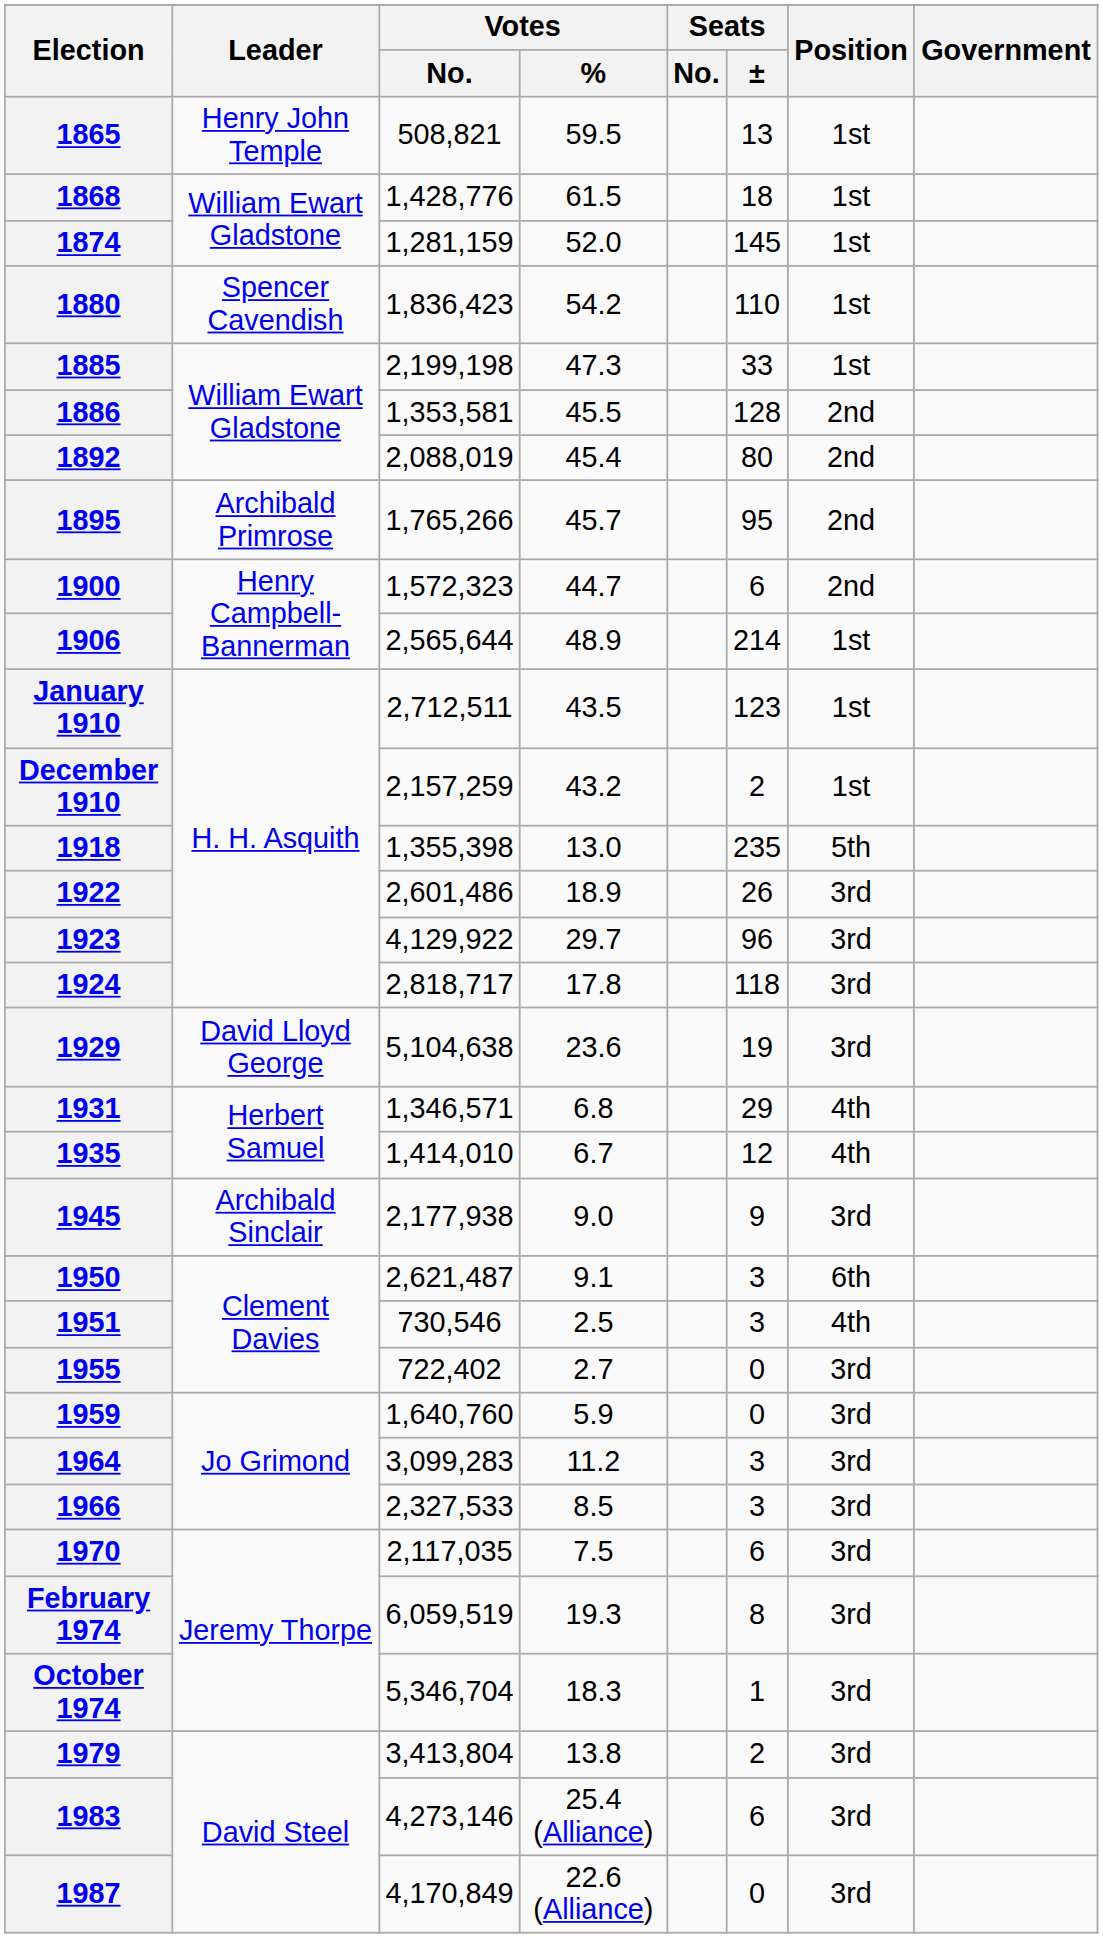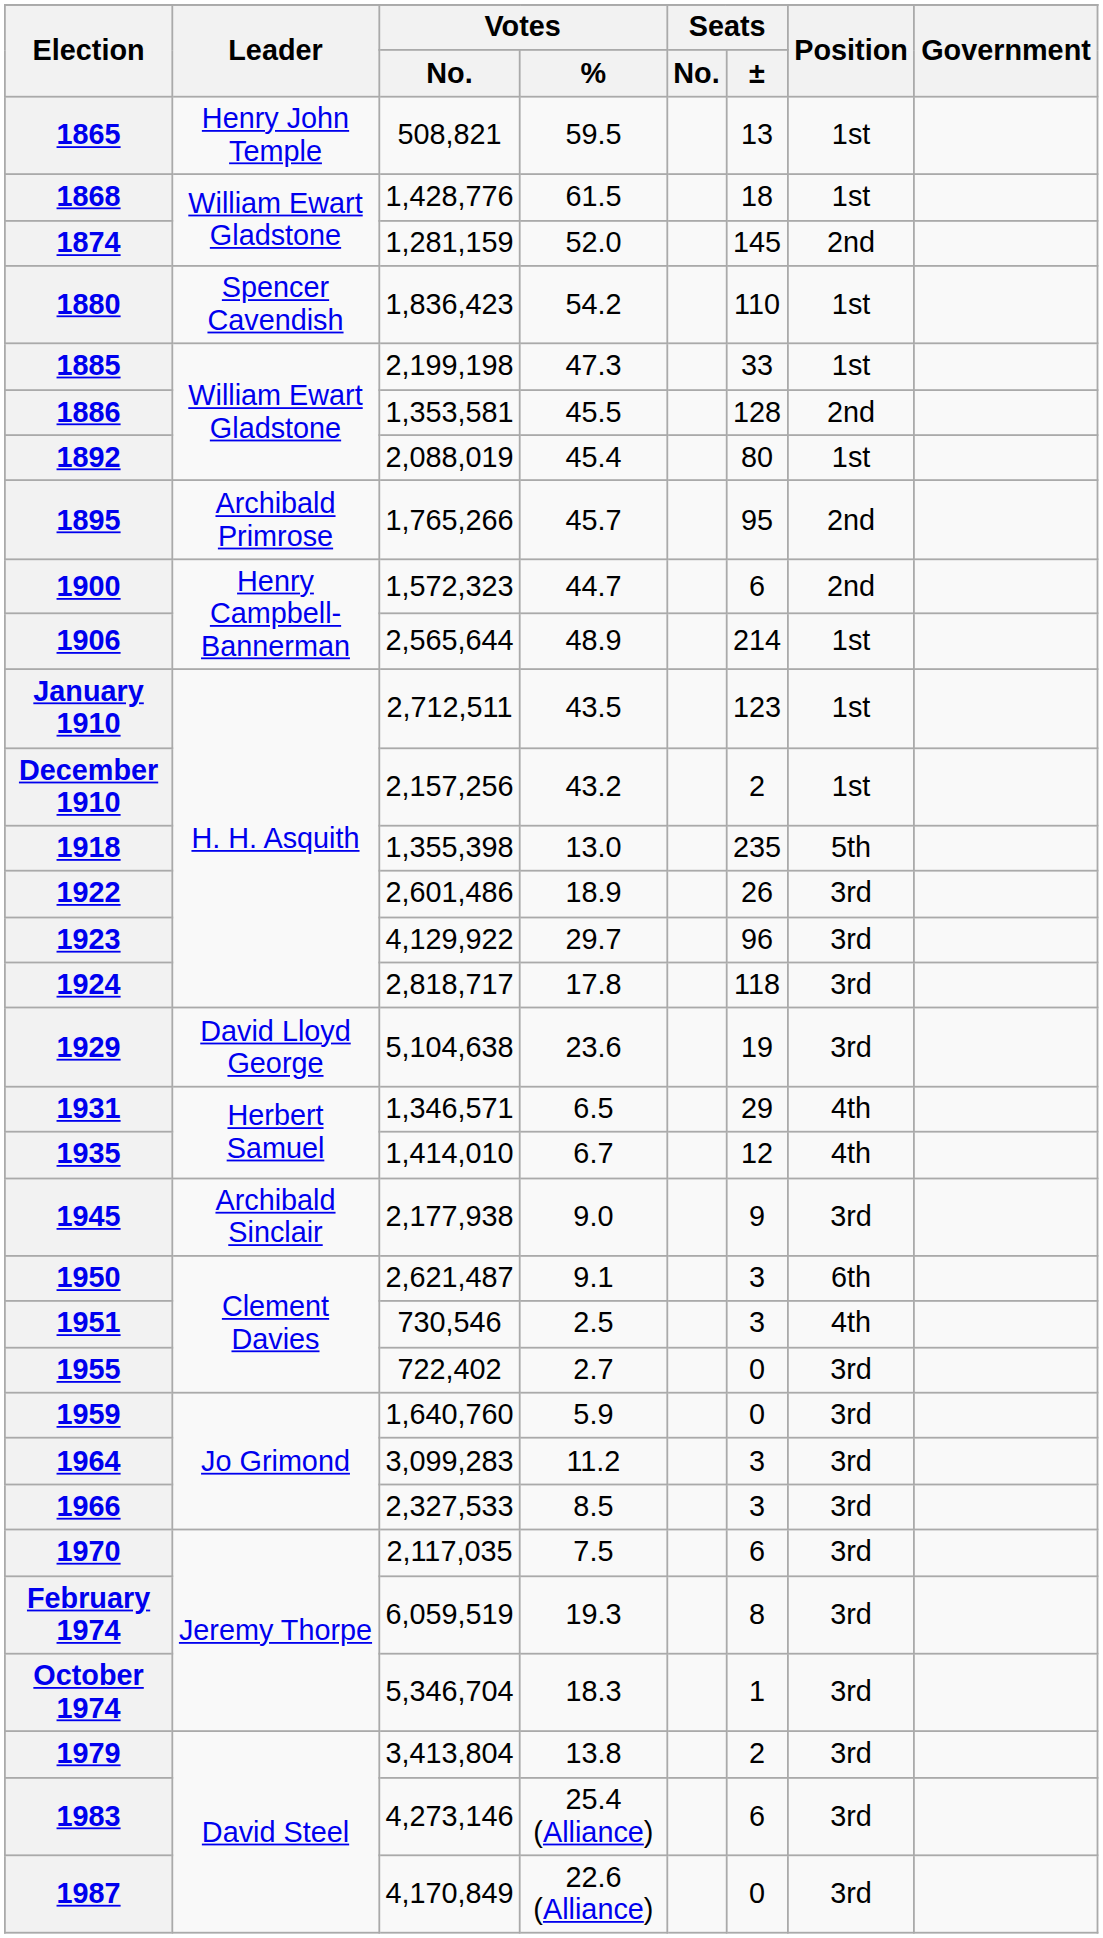(851, 242) 1st -> (851, 242) 2nd
(851, 457) 2nd -> (851, 457) 1st
(449, 786) 2,157,259 -> (449, 786) 2,157,256
(593, 1108) 6.8 -> (593, 1108) 6.5
